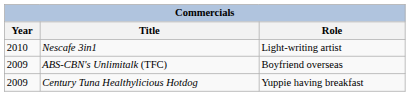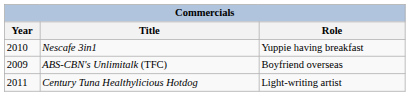(302, 48) Light-writing artist -> (312, 48) Yuppie having breakfast
(17, 82) 2009 -> (17, 82) 2011
(312, 82) Yuppie having breakfast -> (302, 82) Light-writing artist
